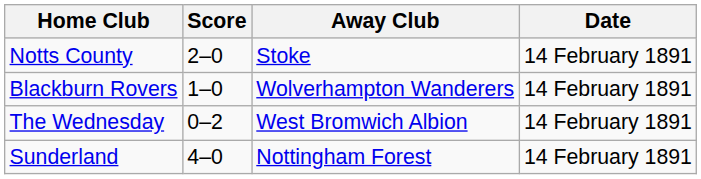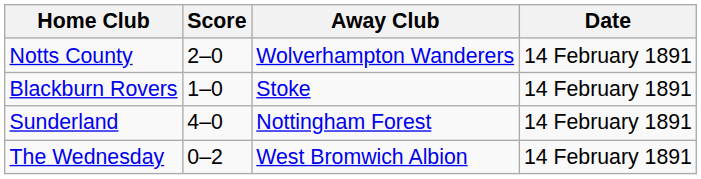(283, 55) Stoke -> (385, 55) Wolverhampton Wanderers
(385, 88) Wolverhampton Wanderers -> (283, 88) Stoke
rows swapped: (87, 122) <-> (64, 156)
